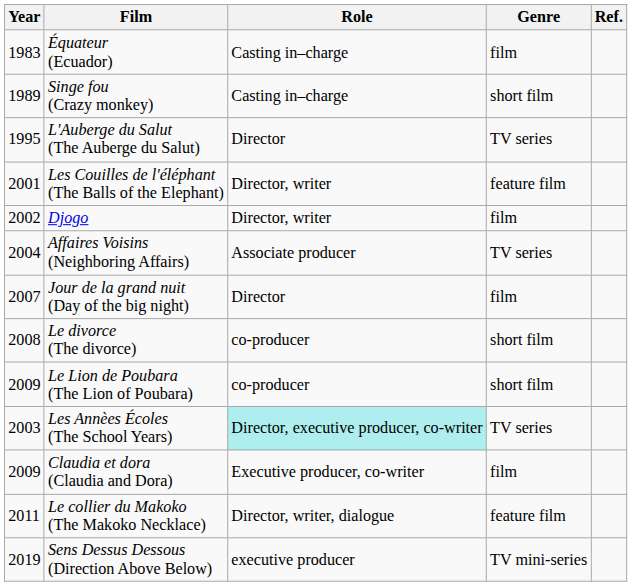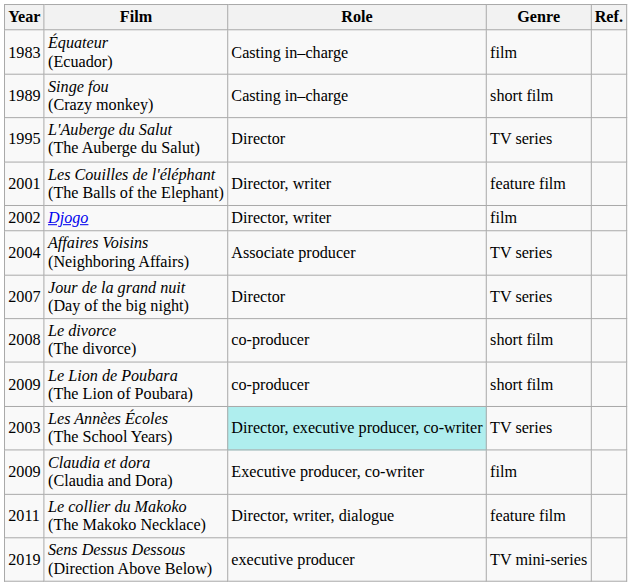(504, 296) film -> (521, 296) TV series
